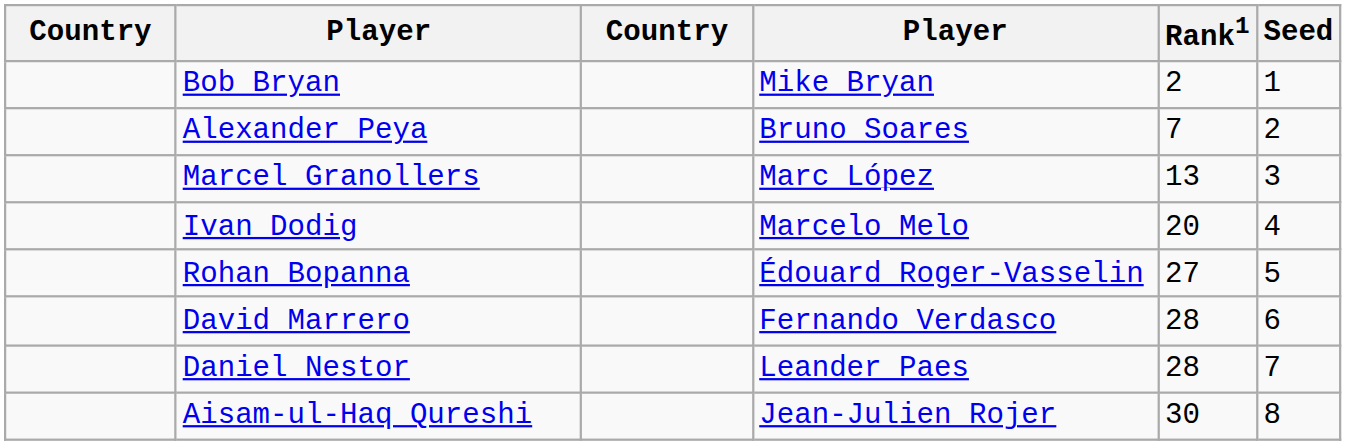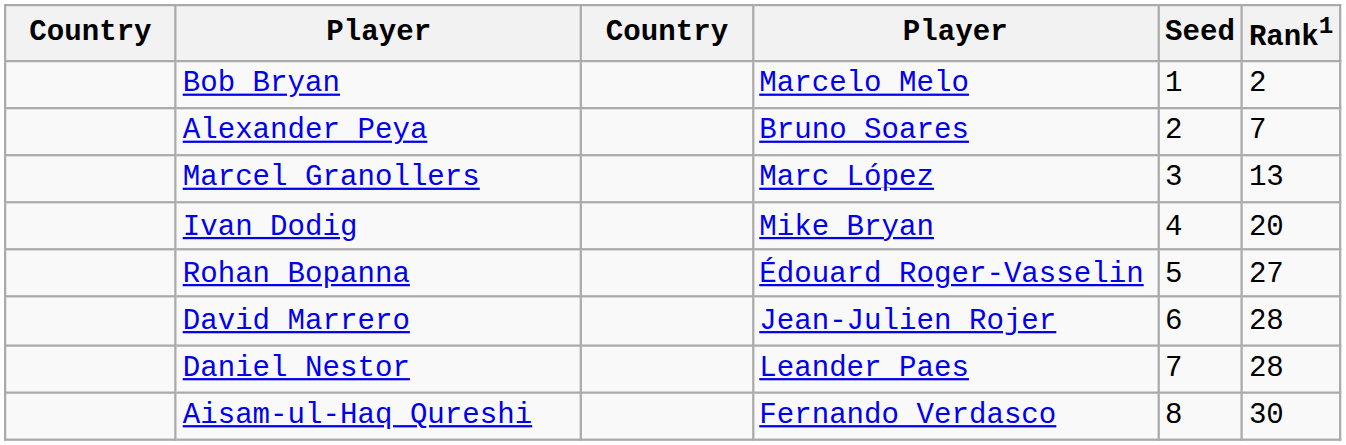columns swapped: (1207, 33) <-> (1298, 33)
(847, 84) Mike Bryan -> (864, 84) Marcelo Melo
(864, 226) Marcelo Melo -> (847, 226) Mike Bryan
(908, 321) Fernando Verdasco -> (908, 321) Jean-Julien Rojer
(908, 416) Jean-Julien Rojer -> (908, 416) Fernando Verdasco
